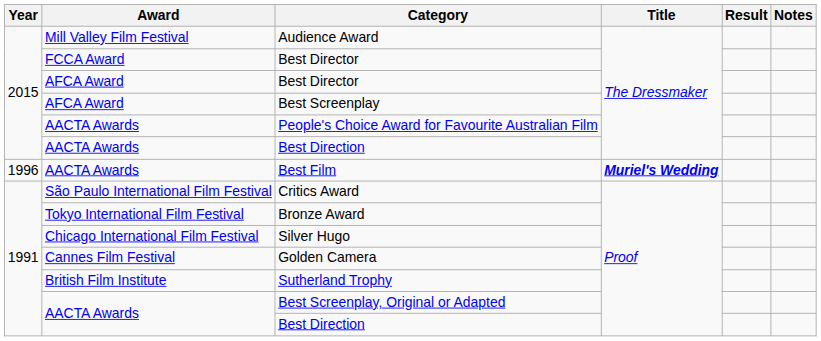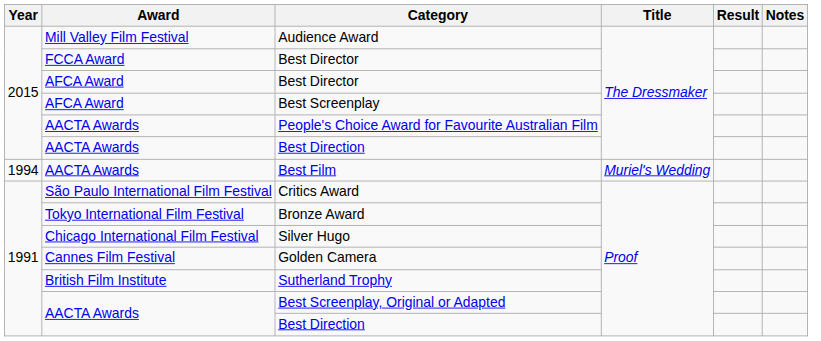(23, 170) 1996 -> (23, 170) 1994
(661, 170) bold -> (657, 170) normal
